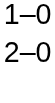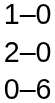+ row: (28, 89)
